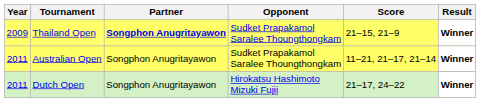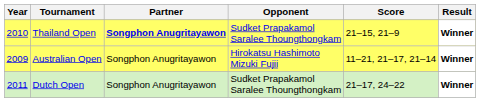(17, 33) 2009 -> (17, 33) 2010
(17, 59) 2011 -> (17, 59) 2009
(286, 59) Sudket Prapakamol Saralee Thoungthongkam -> (275, 59) Hirokatsu Hashimoto Mizuki Fujii
(275, 85) Hirokatsu Hashimoto Mizuki Fujii -> (286, 85) Sudket Prapakamol Saralee Thoungthongkam
